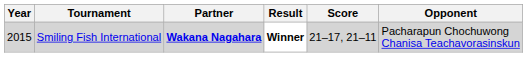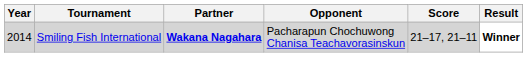columns swapped: (451, 14) <-> (285, 14)
(19, 37) 2015 -> (19, 37) 2014
